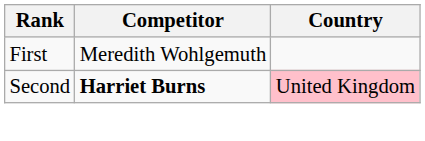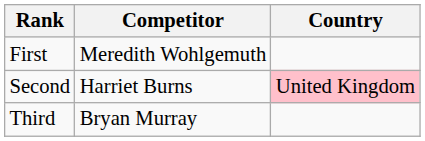(142, 86) bold -> (136, 86) normal
+ row: (32, 119)
